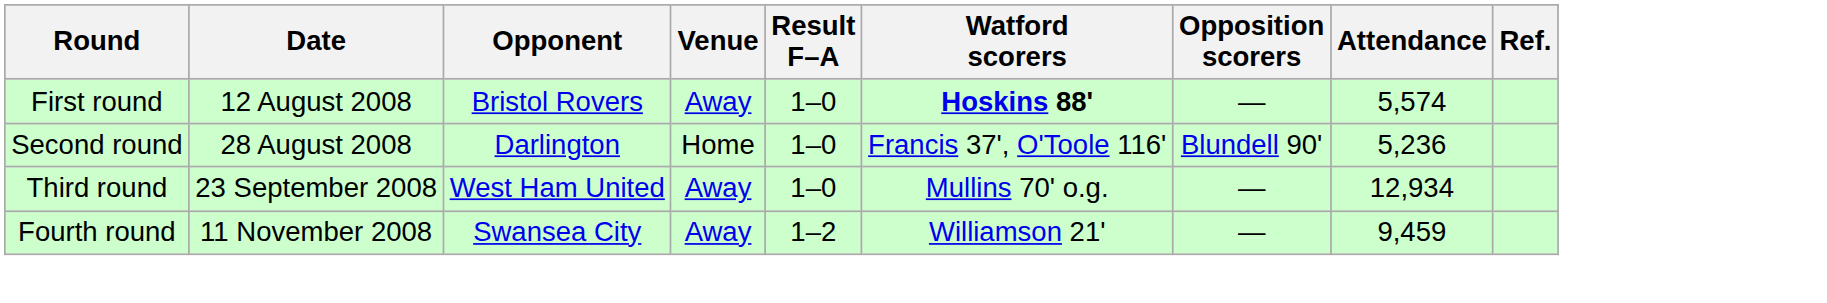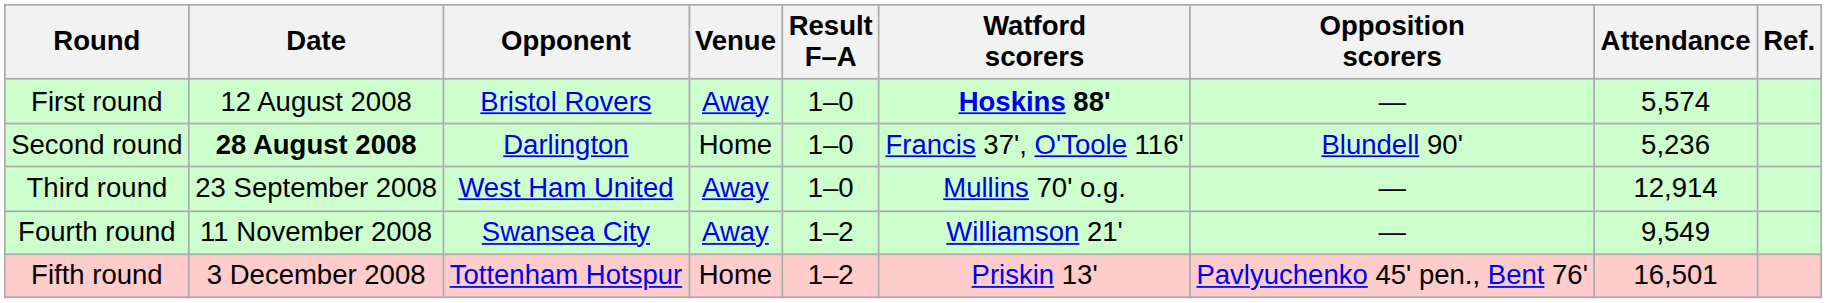(316, 144) normal -> (316, 144) bold
(1412, 188) 12,934 -> (1676, 188) 12,914
(1412, 231) 9,459 -> (1676, 231) 9,549
+ row: (97, 275)
